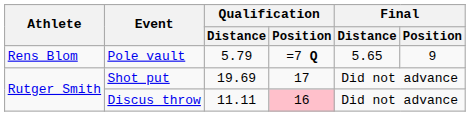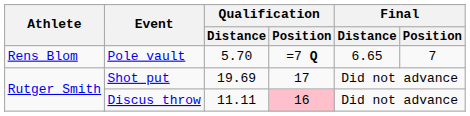(237, 56) 5.79 -> (237, 56) 5.70
(367, 56) 5.65 -> (367, 56) 6.65
(432, 56) 9 -> (432, 56) 7
